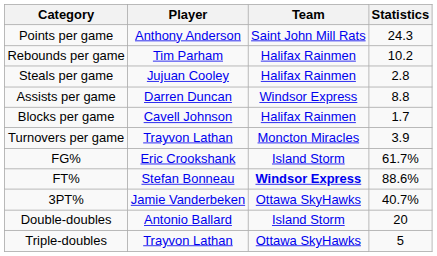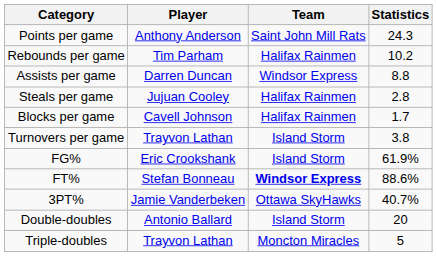rows swapped: (66, 96) <-> (66, 76)
(308, 138) Moncton Miracles -> (308, 138) Island Storm
(400, 138) 3.9 -> (400, 138) 3.8
(400, 158) 61.7% -> (400, 158) 61.9%
(308, 240) Ottawa SkyHawks -> (308, 240) Moncton Miracles
